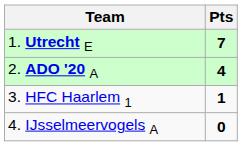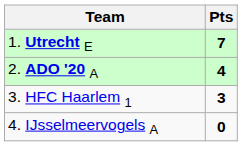(221, 98) 1 -> (221, 98) 3
